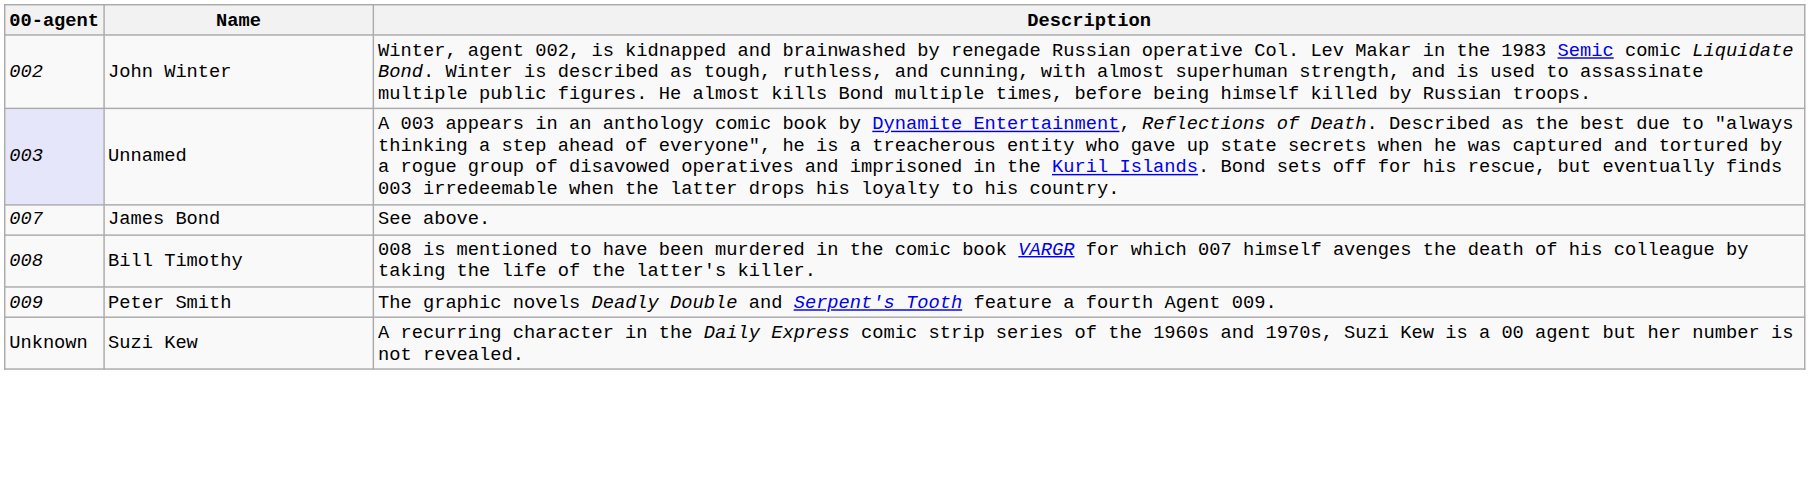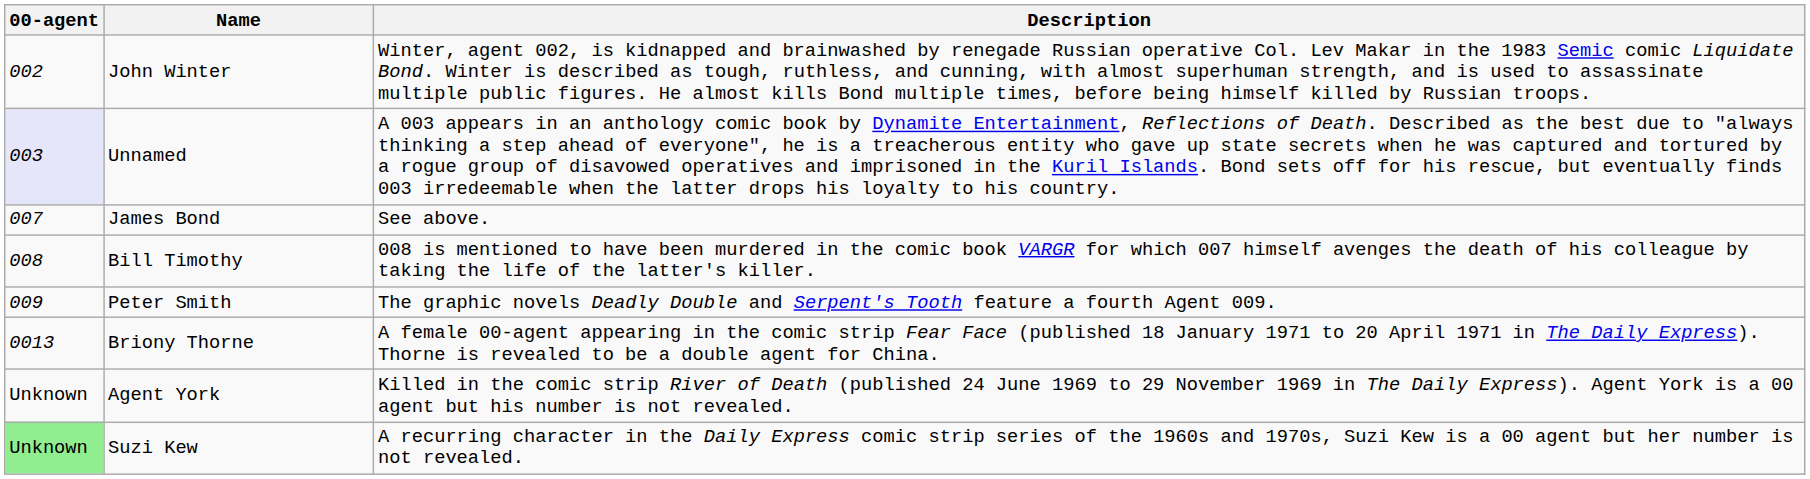+ row: (181, 343)
+ row: (164, 396)
(48, 343) no background -> (48, 448) lightgreen background
